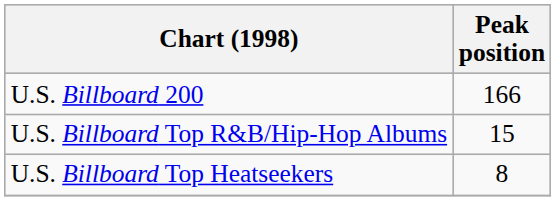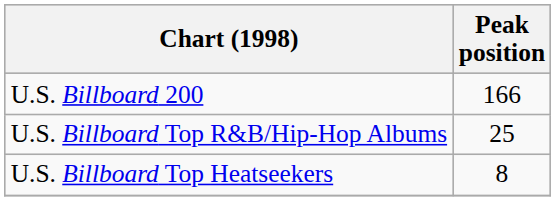(502, 133) 15 -> (502, 133) 25
